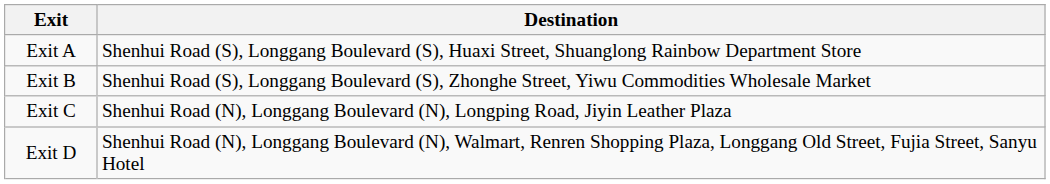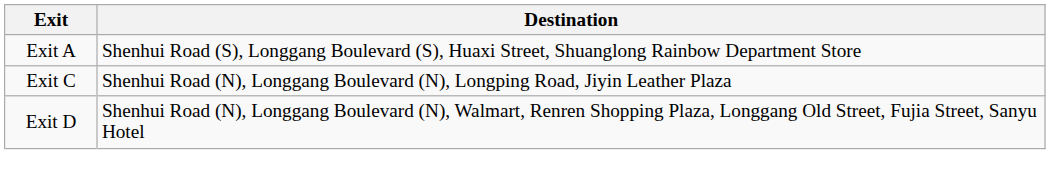- row: (51, 80)
